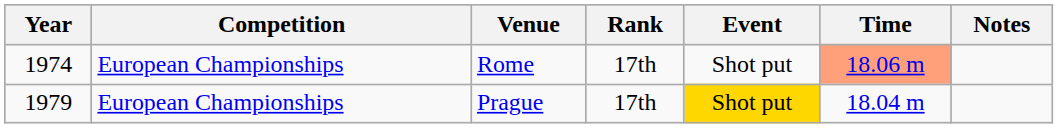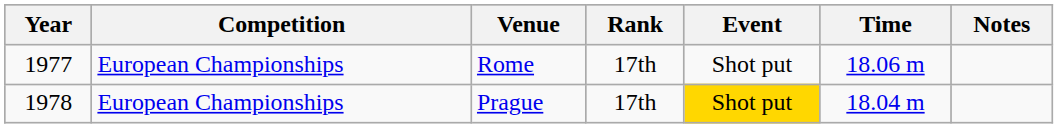(48, 64) 1974 -> (48, 64) 1977
(885, 64) lightsalmon background -> (885, 64) no background
(48, 103) 1979 -> (48, 103) 1978
